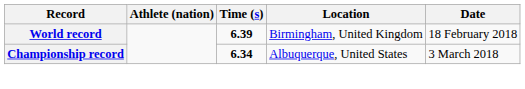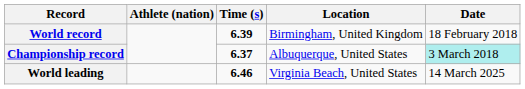(242, 53) 6.34 -> (242, 53) 6.37
(464, 53) no background -> (464, 53) paleturquoise background
+ row: (66, 73)
